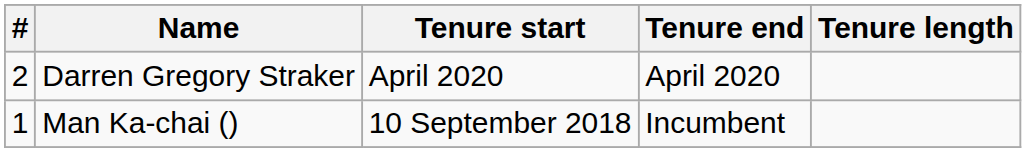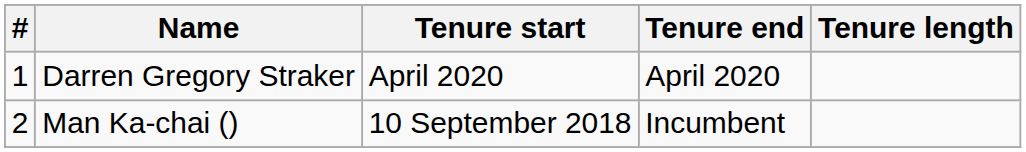(20, 75) 2 -> (20, 75) 1
(20, 123) 1 -> (20, 123) 2
